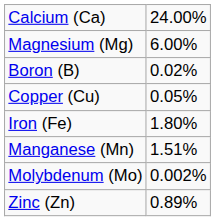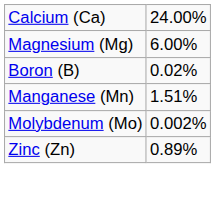- row: (54, 96)
- row: (40, 123)
